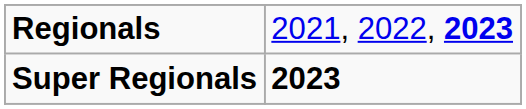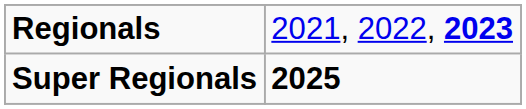(306, 78) 2023 -> (306, 78) 2025
